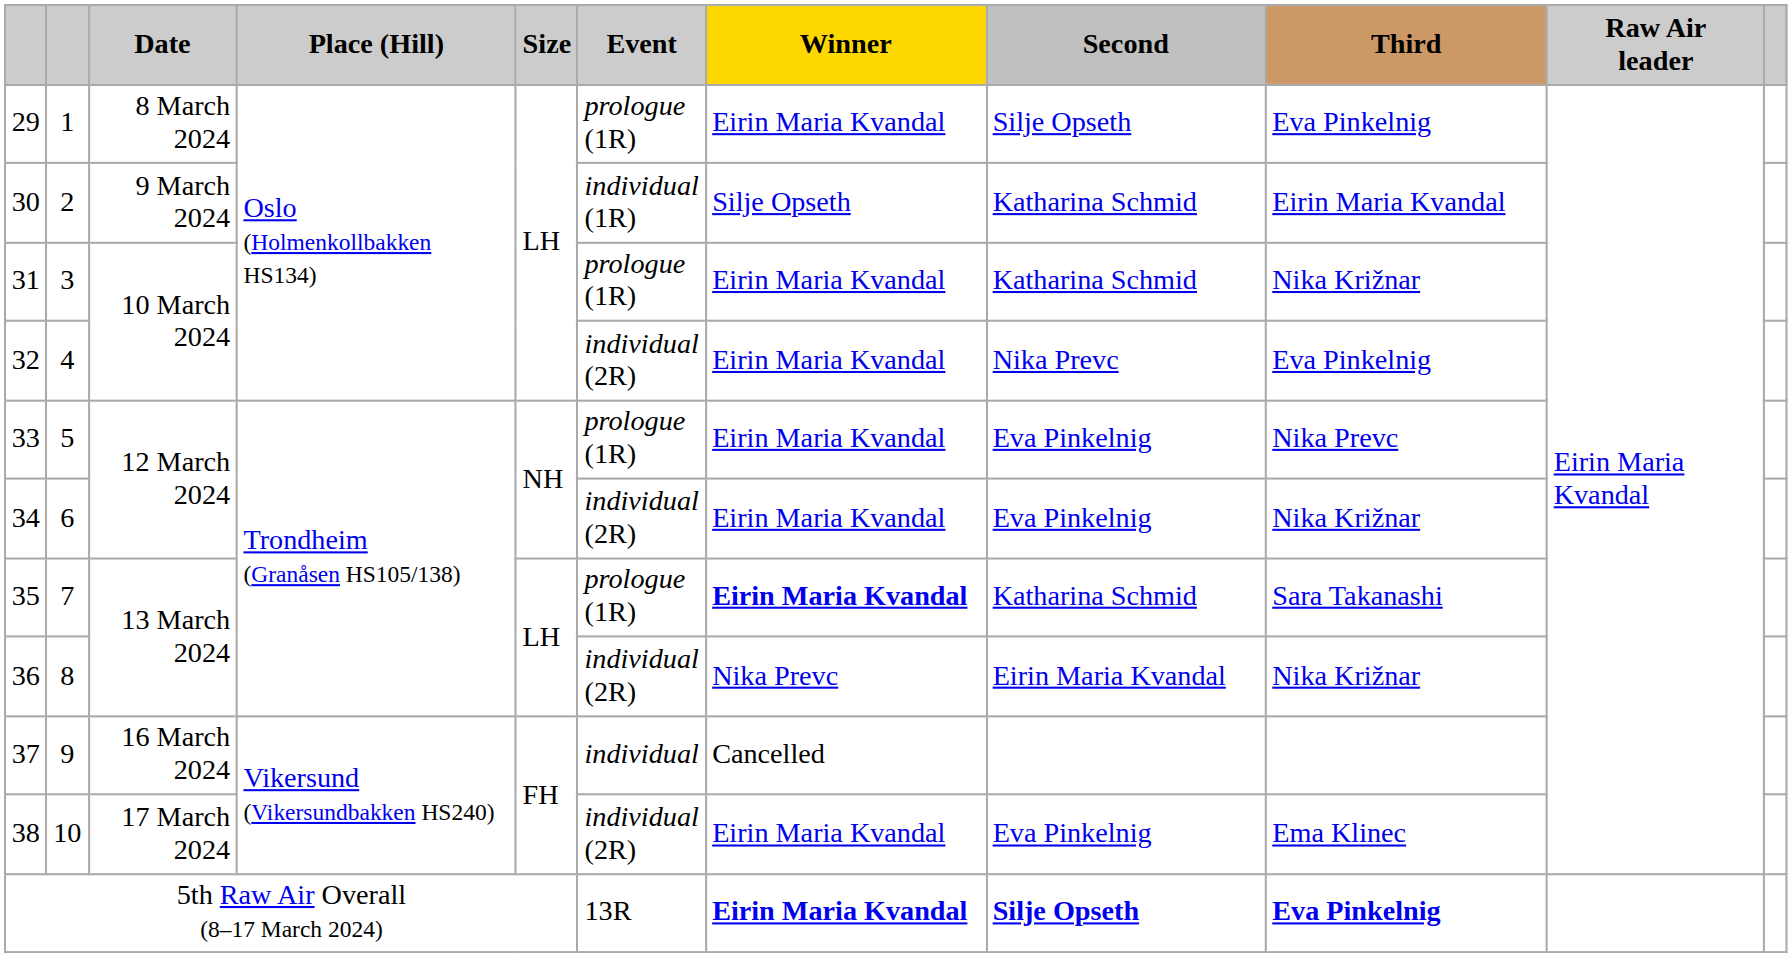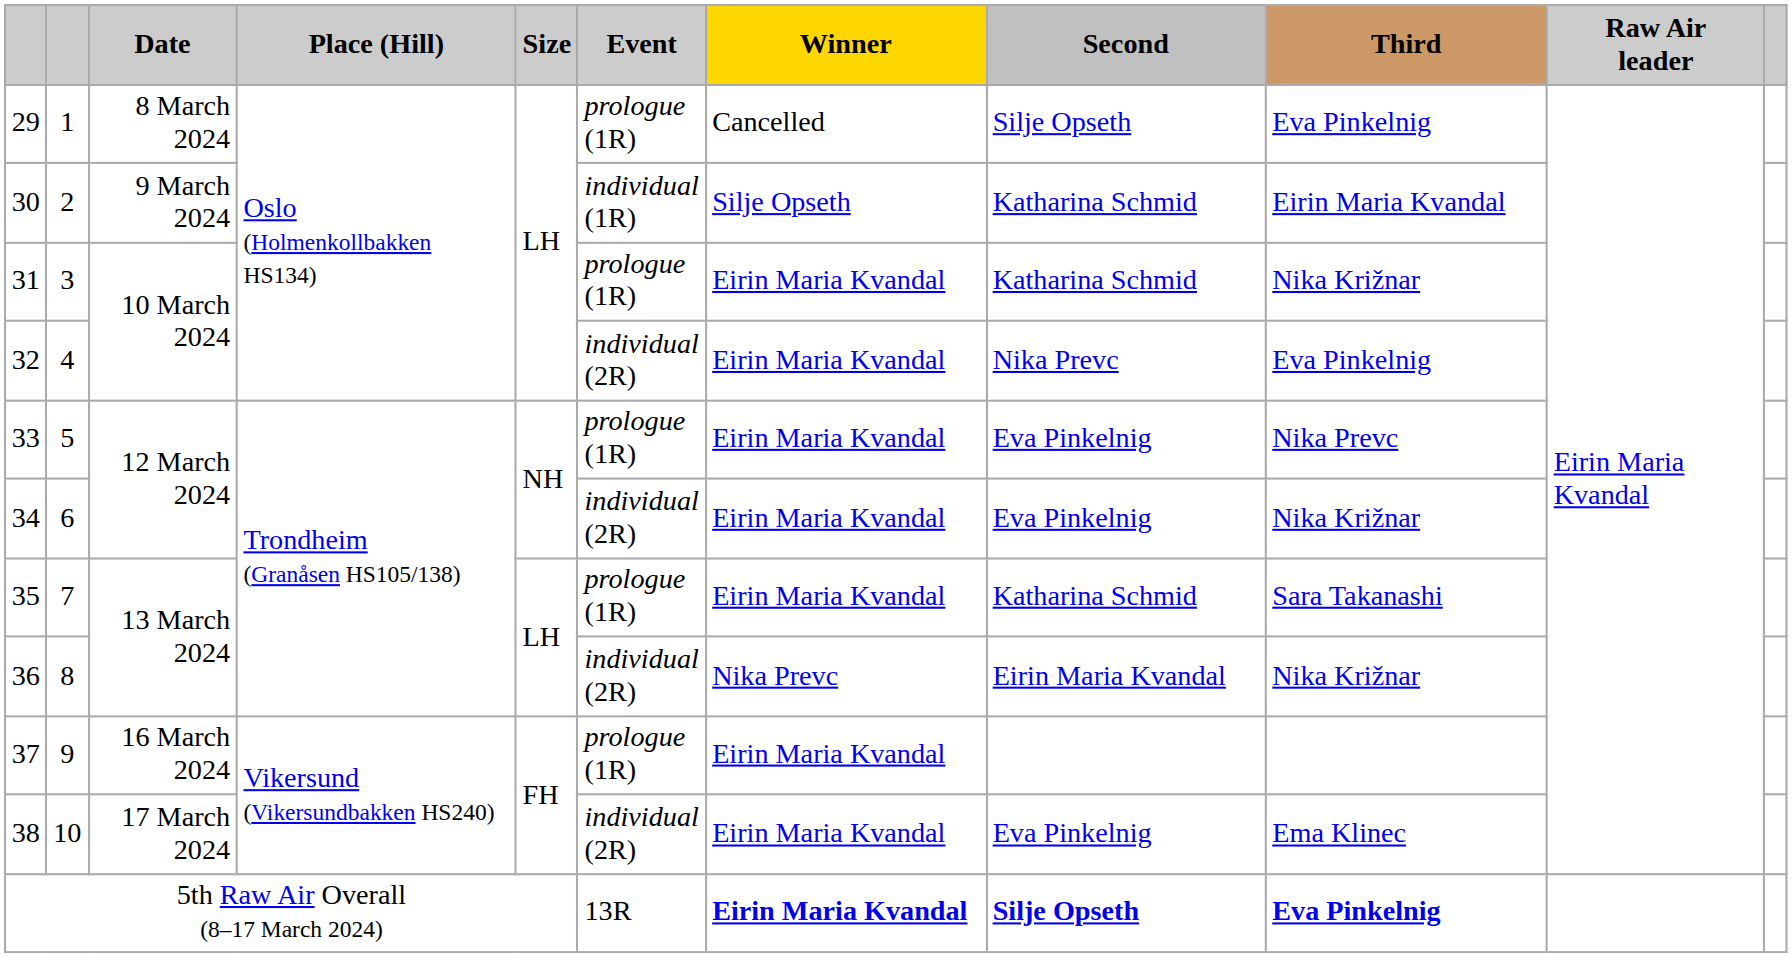(829, 122) Eirin Maria Kvandal -> (769, 122) Cancelled
(840, 596) bold -> (829, 596) normal
(642, 754) individual -> (635, 754) prologue (1R)
(769, 754) Cancelled -> (829, 754) Eirin Maria Kvandal
